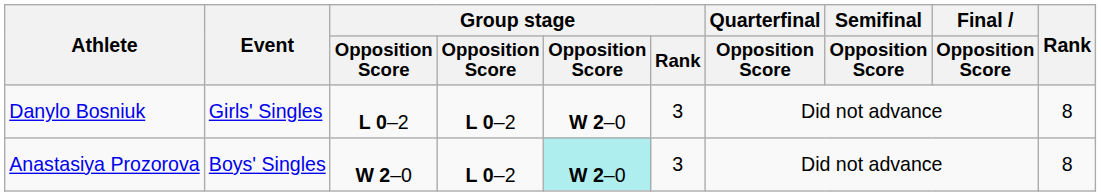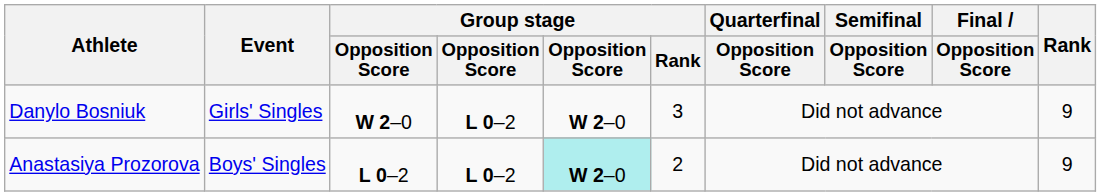(384, 123) L 0–2 -> (384, 123) W 2–0
(1067, 112) 8 -> (1067, 112) 9
(384, 176) W 2–0 -> (384, 176) L 0–2
(678, 165) 3 -> (678, 165) 2
(1067, 165) 8 -> (1067, 165) 9
